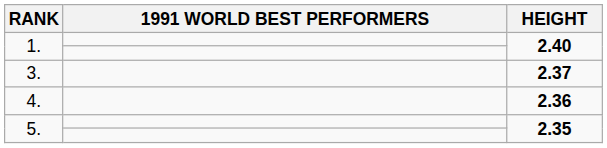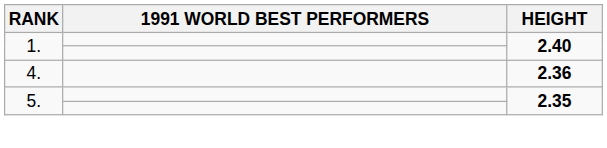- row: (34, 74)
